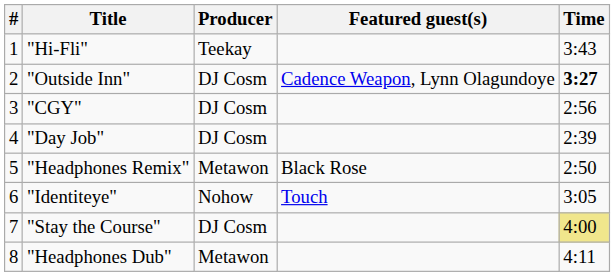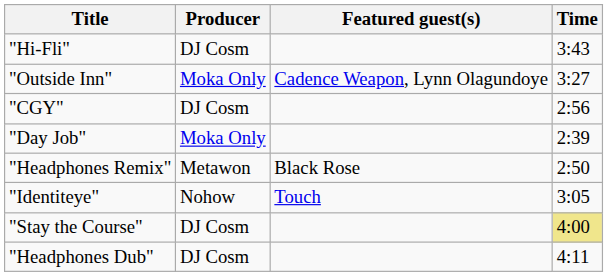- column: (14, 19)
(225, 49) Teekay -> (215, 49) DJ Cosm
(233, 78) DJ Cosm -> (223, 78) Moka Only
(581, 78) bold -> (573, 78) normal
(233, 138) DJ Cosm -> (223, 138) Moka Only
(233, 256) Metawon -> (215, 256) DJ Cosm
